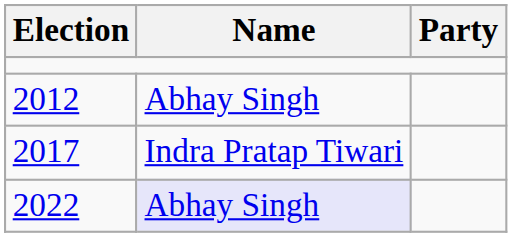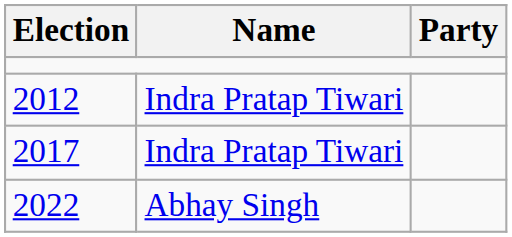(232, 99) Abhay Singh -> (274, 99) Indra Pratap Tiwari
(232, 204) lavender background -> (232, 204) no background
